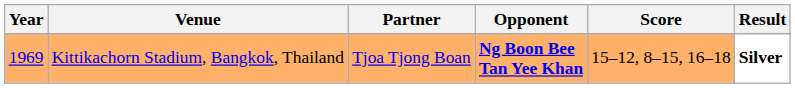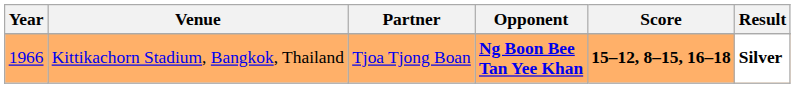(26, 58) 1969 -> (26, 58) 1966
(661, 58) normal -> (661, 58) bold
